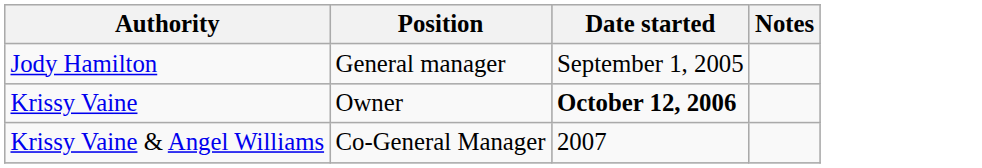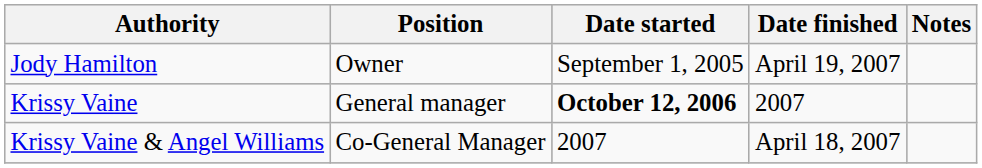+ column: (828, 24)
(421, 63) General manager -> (369, 63) Owner
(369, 102) Owner -> (421, 102) General manager
